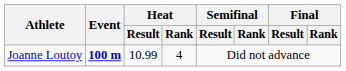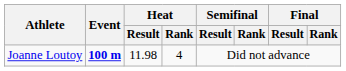(143, 56) 10.99 -> (143, 56) 11.98
